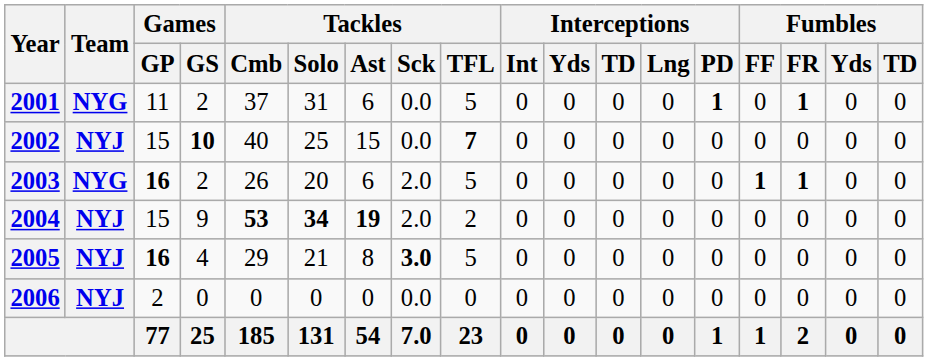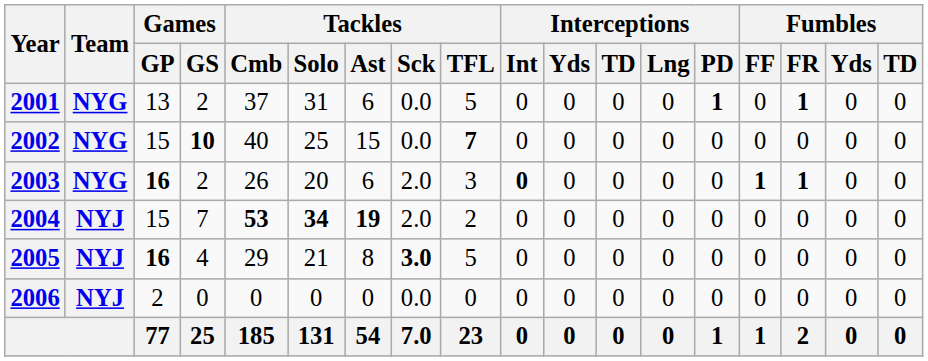(158, 102) 11 -> (158, 102) 13
(100, 141) NYJ -> (100, 141) NYG
(471, 180) 5 -> (471, 180) 3
(522, 180) normal -> (522, 180) bold
(202, 219) 9 -> (202, 219) 7
